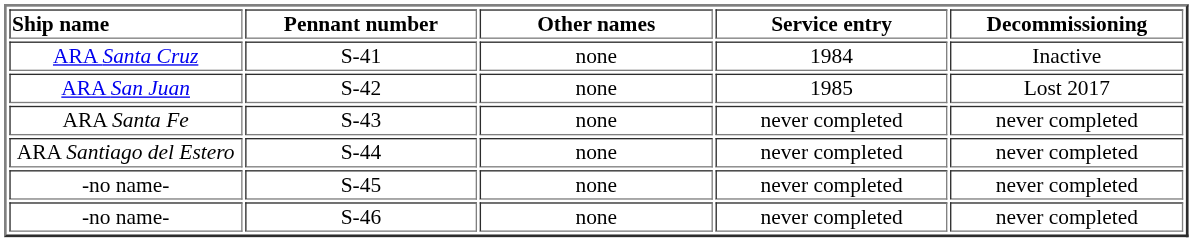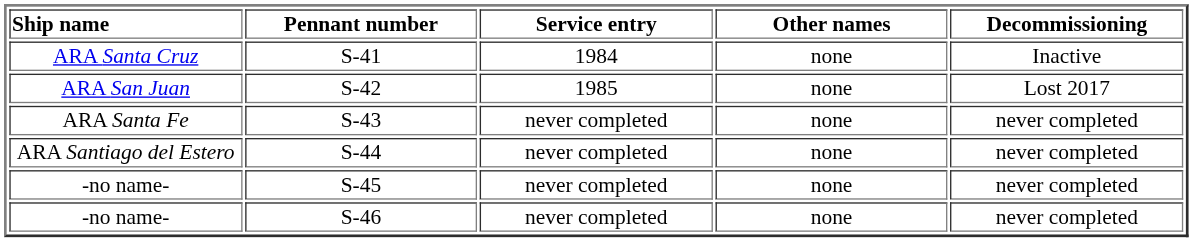columns swapped: (596, 23) <-> (832, 23)
